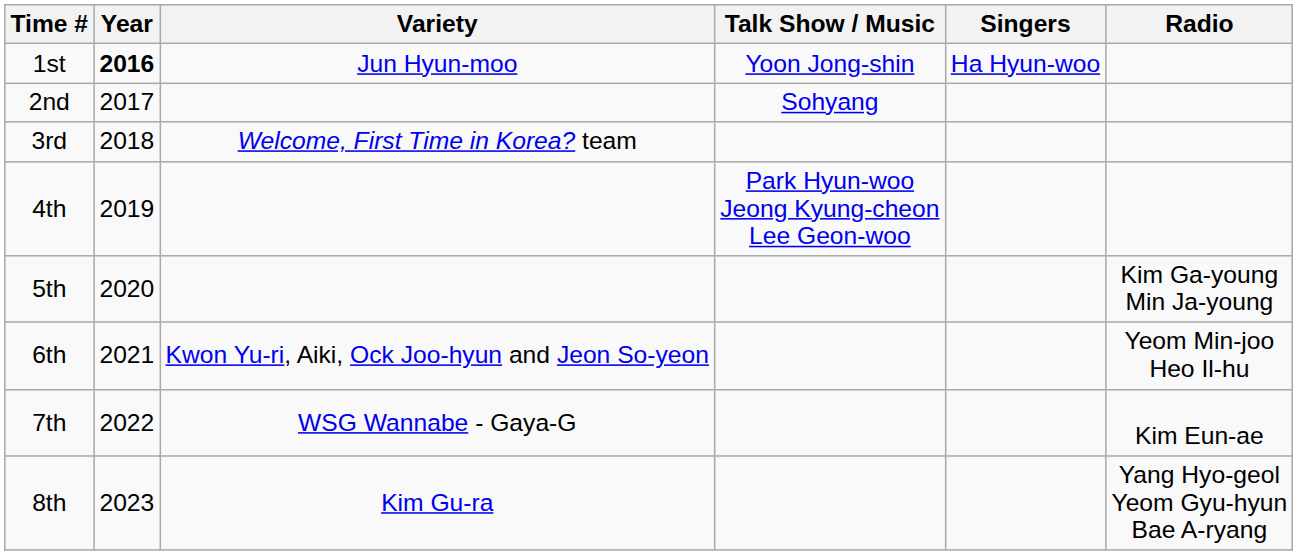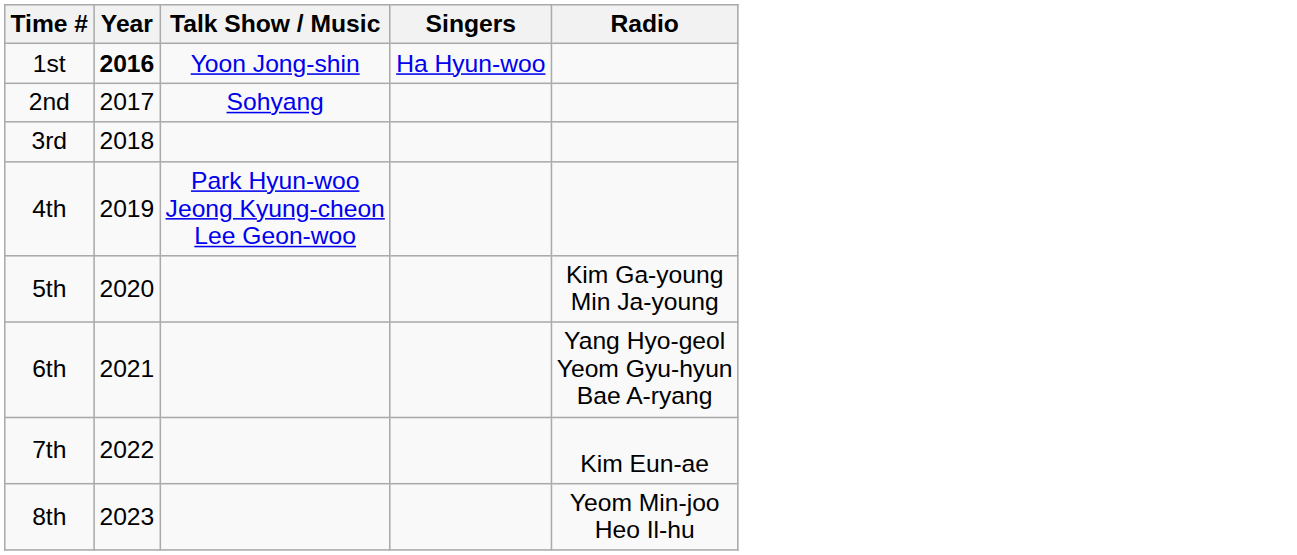- column: (437, 24)
(1199, 355) Yeom Min-joo Heo Il-hu -> (645, 369) Yang Hyo-geol Yeom Gyu-hyun Bae A-ryang
(1199, 502) Yang Hyo-geol Yeom Gyu-hyun Bae A-ryang -> (645, 516) Yeom Min-joo Heo Il-hu
